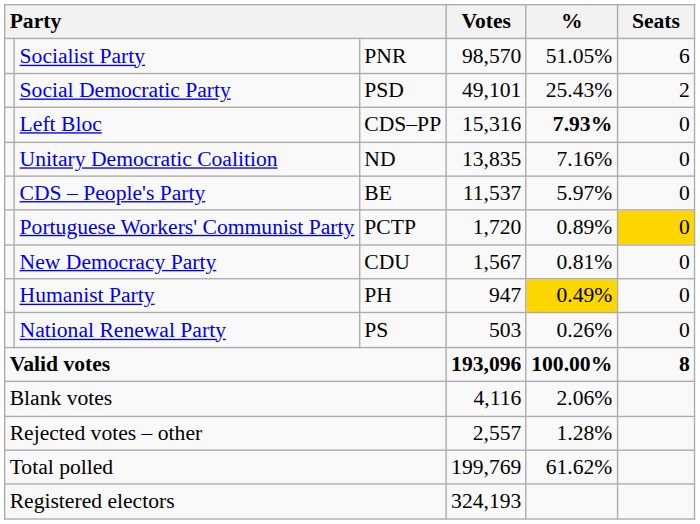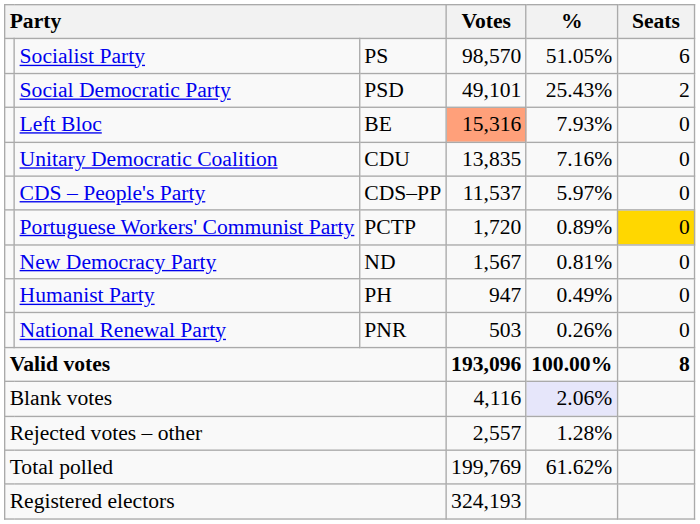(385, 55) PNR -> (376, 55) PS
(403, 124) CDS–PP -> (378, 124) BE
(492, 124) no background -> (492, 124) lightsalmon background
(583, 124) bold -> (584, 124) normal
(380, 158) ND -> (387, 158) CDU
(378, 192) BE -> (403, 192) CDS–PP
(387, 261) CDU -> (380, 261) ND
(584, 295) gold background -> (584, 295) no background
(376, 329) PS -> (385, 329) PNR
(584, 398) no background -> (584, 398) lavender background
